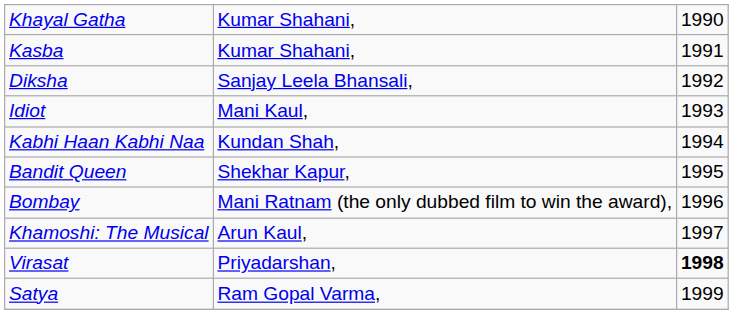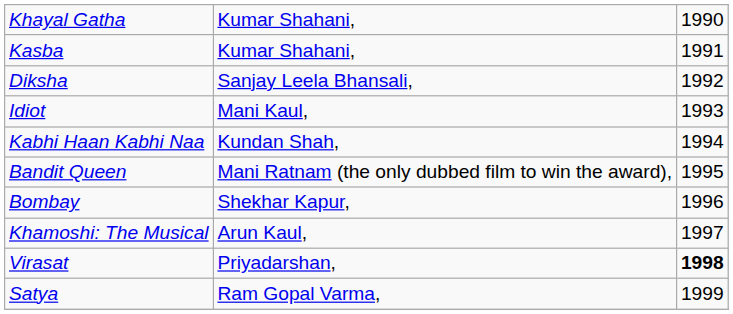(284, 171) Shekhar Kapur, -> (445, 171) Mani Ratnam (the only dubbed film to win the award),
(445, 202) Mani Ratnam (the only dubbed film to win the award), -> (284, 202) Shekhar Kapur,
